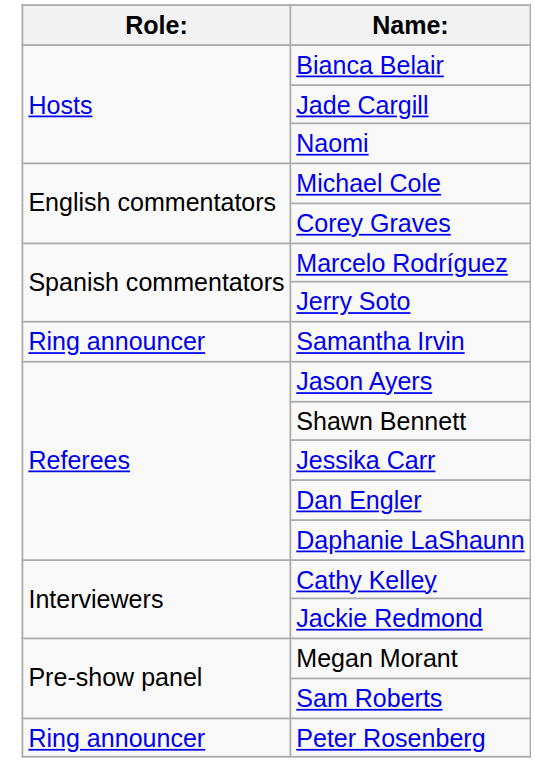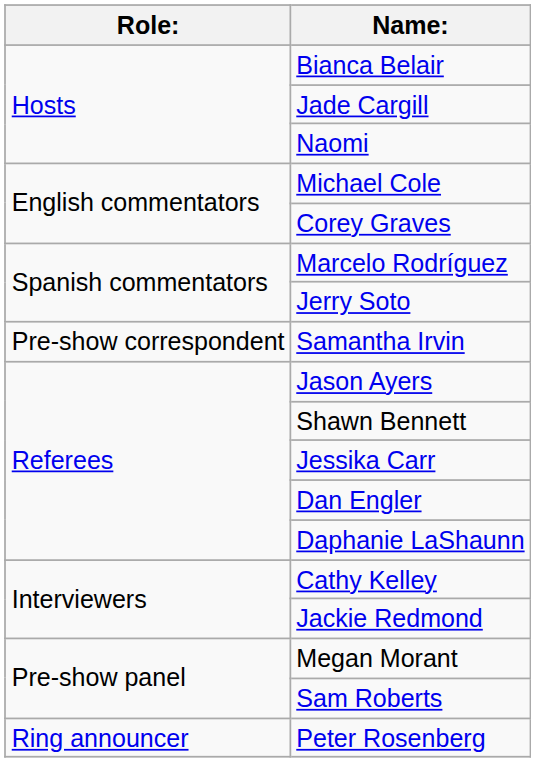(117, 342) Ring announcer -> (148, 342) Pre-show correspondent
